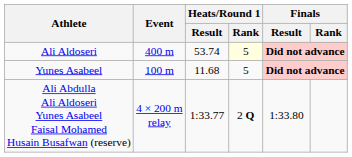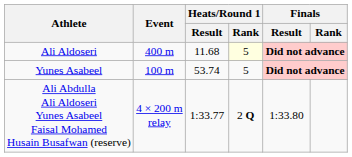(207, 51) 53.74 -> (207, 51) 11.68
(207, 70) 11.68 -> (207, 70) 53.74
